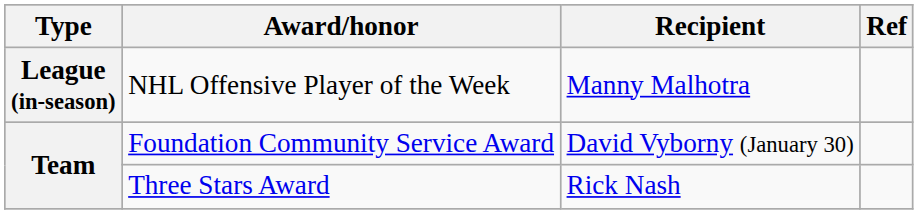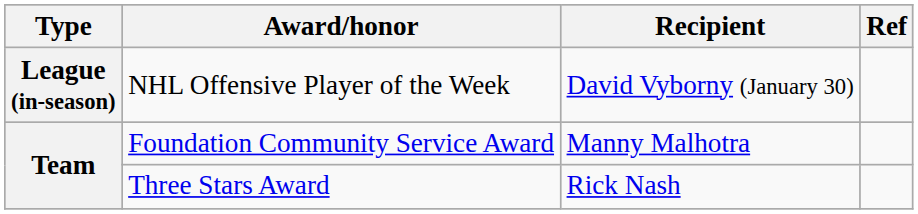(658, 84) Manny Malhotra -> (710, 84) David Vyborny (January 30)
(710, 142) David Vyborny (January 30) -> (658, 142) Manny Malhotra
